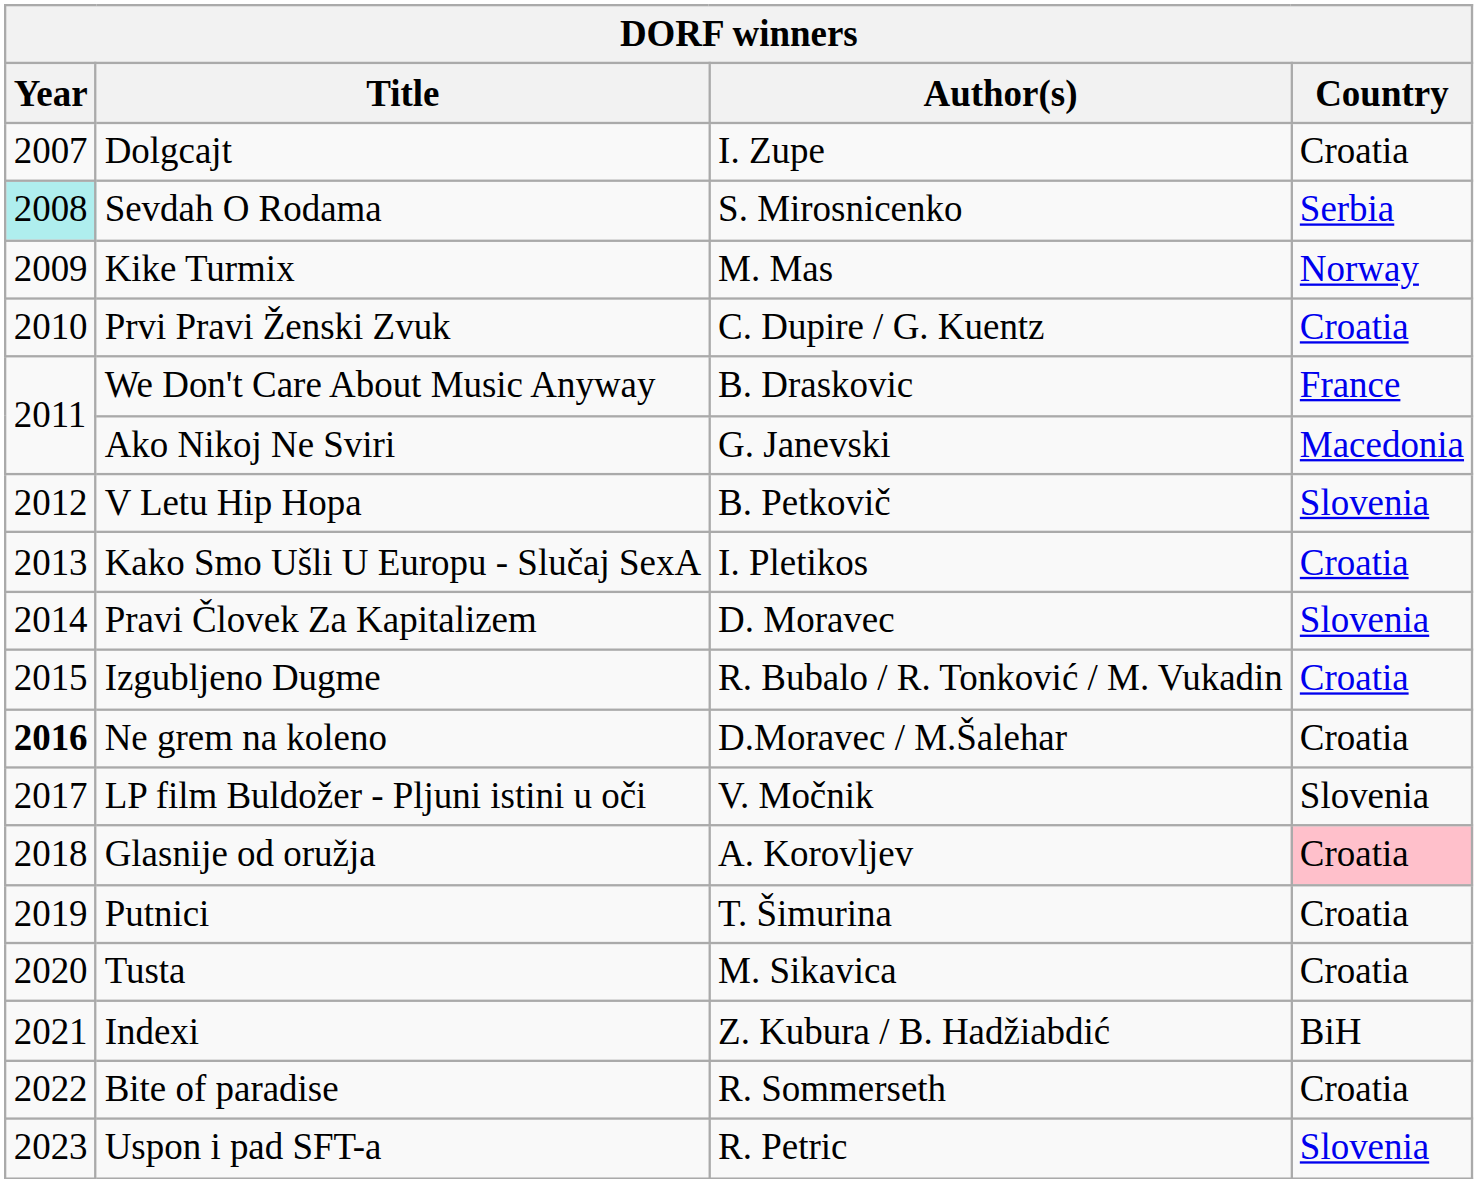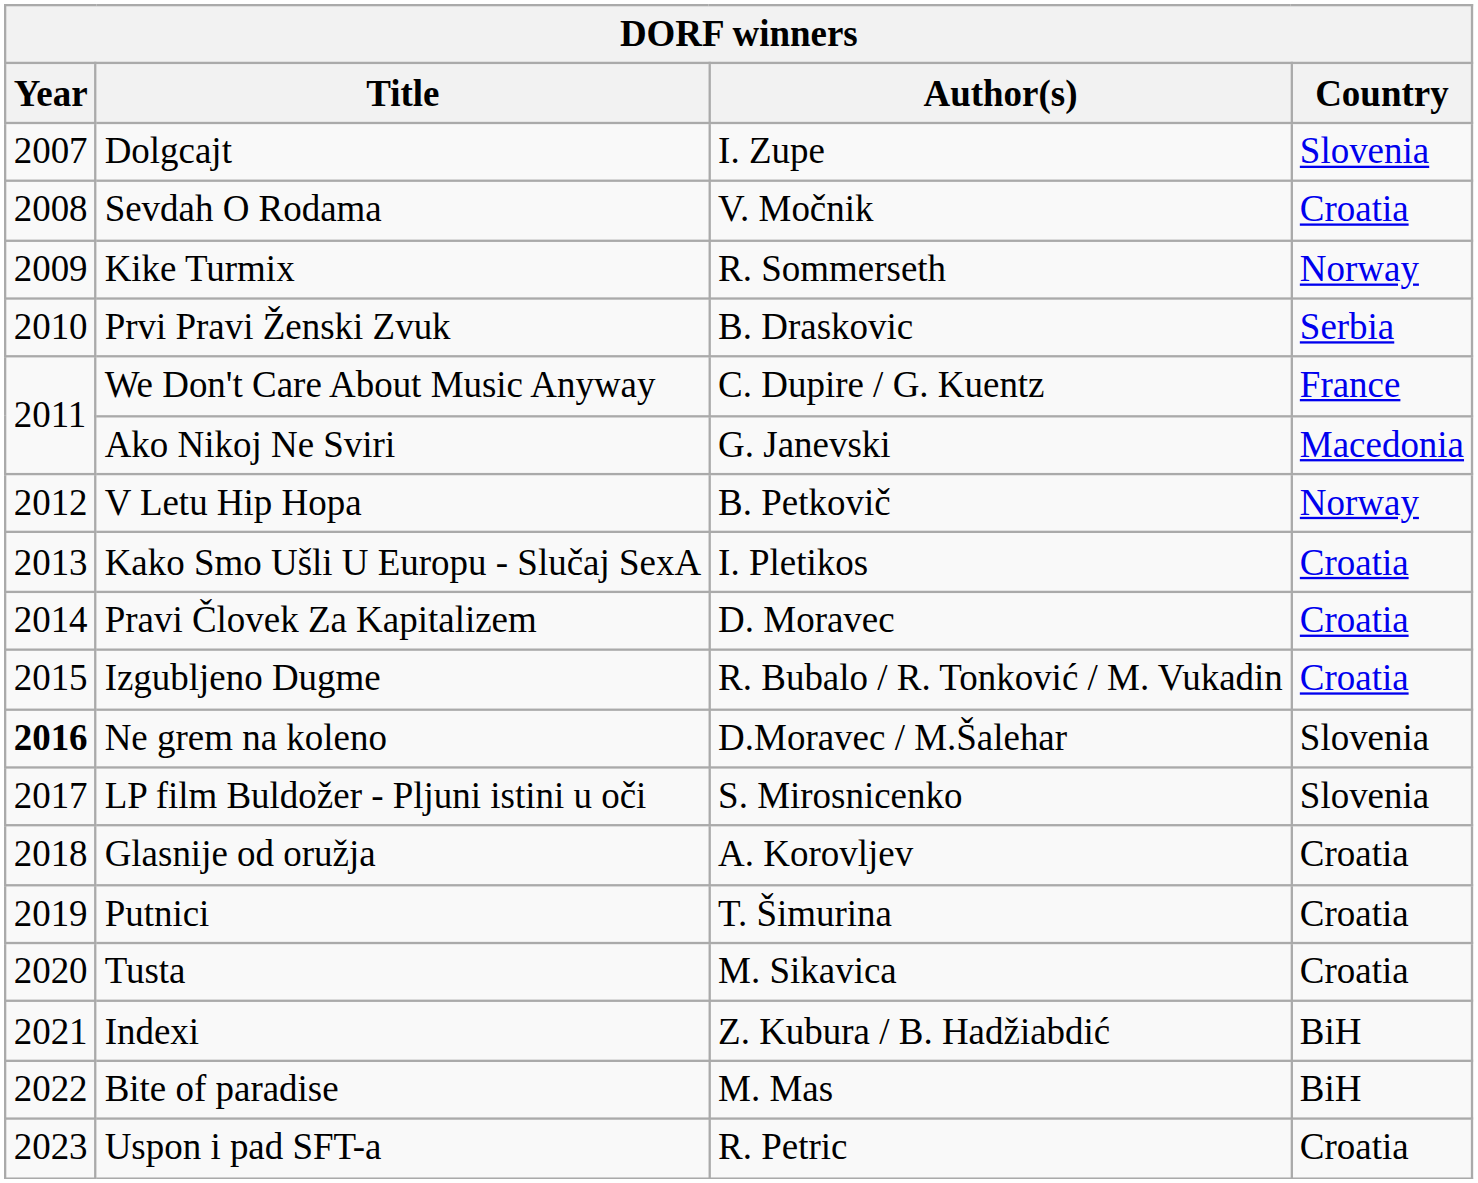(1354, 151) Croatia -> (1365, 151) Slovenia
(51, 209) paleturquoise background -> (51, 209) no background
(840, 209) S. Mirosnicenko -> (796, 209) V. Močnik
(1347, 209) Serbia -> (1354, 209) Croatia
(776, 268) M. Mas -> (832, 268) R. Sommerseth
(881, 326) C. Dupire / G. Kuentz -> (816, 326) B. Draskovic
(1354, 326) Croatia -> (1347, 326) Serbia
(816, 385) B. Draskovic -> (881, 385) C. Dupire / G. Kuentz
(1365, 502) Slovenia -> (1359, 502) Norway
(1365, 619) Slovenia -> (1354, 619) Croatia
(1354, 737) Croatia -> (1365, 737) Slovenia
(796, 795) V. Močnik -> (840, 795) S. Mirosnicenko
(1354, 854) pink background -> (1354, 854) no background
(832, 1088) R. Sommerseth -> (776, 1088) M. Mas
(1354, 1088) Croatia -> (1331, 1088) BiH
(1365, 1147) Slovenia -> (1354, 1147) Croatia
